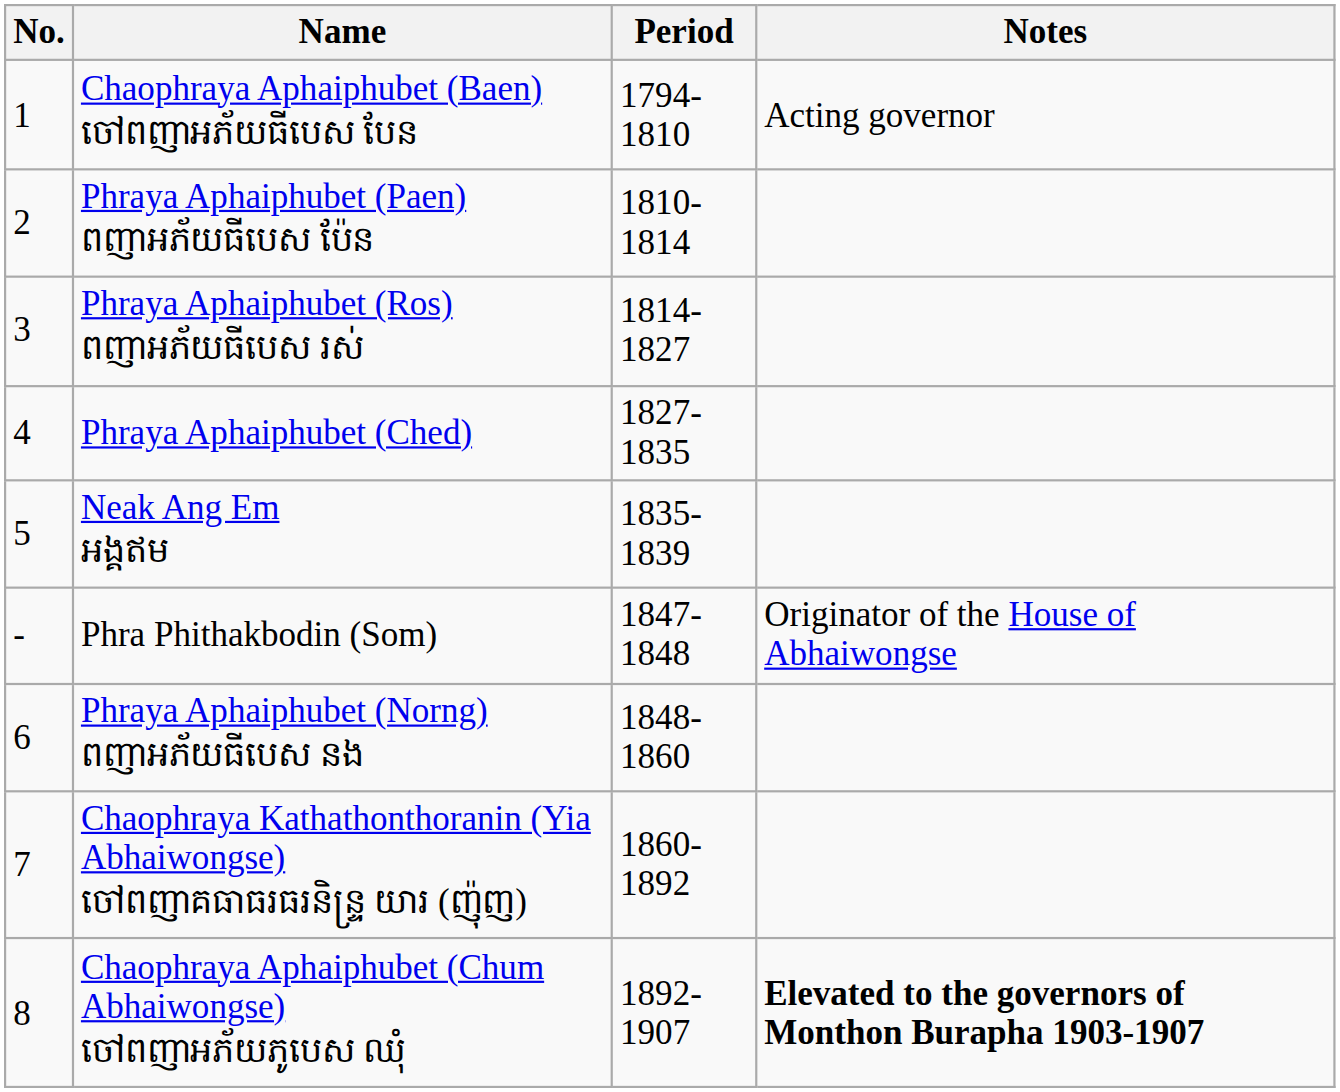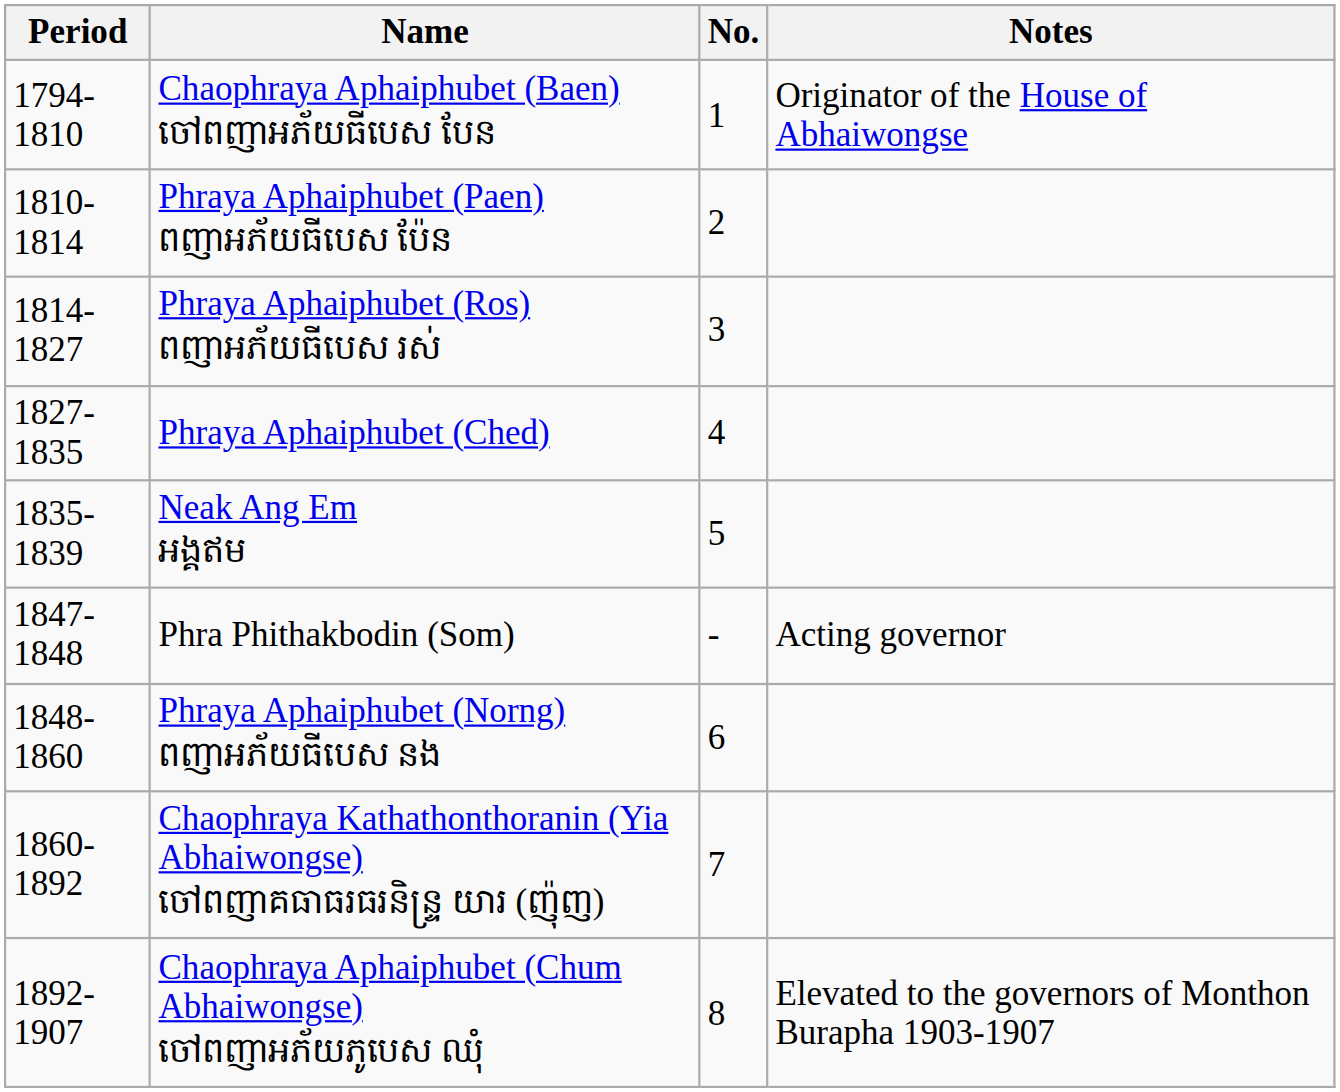columns swapped: (39, 32) <-> (684, 32)
(879, 114) Acting governor -> (961, 114) Originator of the House of Abhaiwongse
(950, 635) Originator of the House of Abhaiwongse -> (891, 635) Acting governor
(984, 1012) bold -> (1043, 1012) normal
